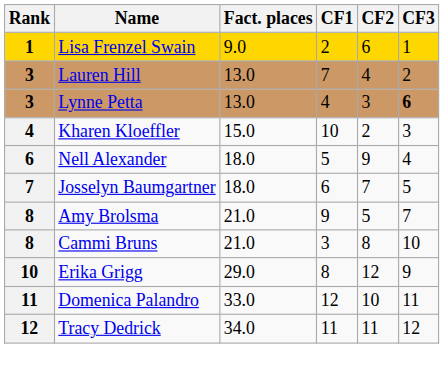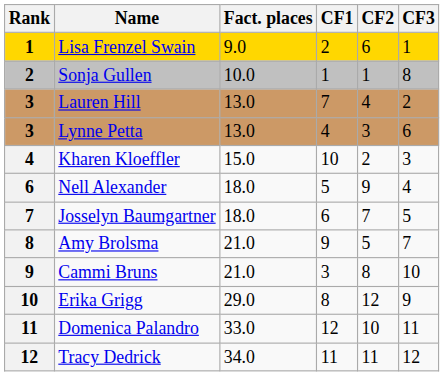+ row: (105, 74)
(407, 103) bold -> (407, 131) normal
(29, 243) 8 -> (29, 272) 9
